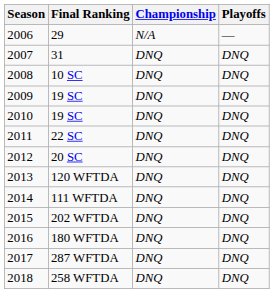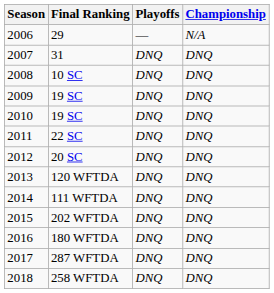columns swapped: (244, 14) <-> (176, 14)
